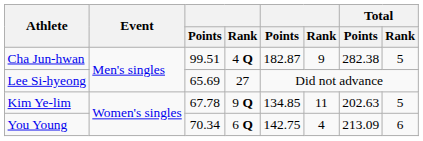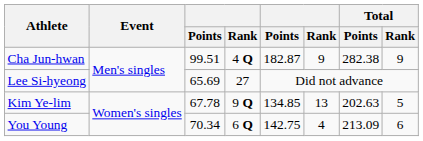(400, 58) 5 -> (400, 58) 9
(321, 103) 11 -> (321, 103) 13
